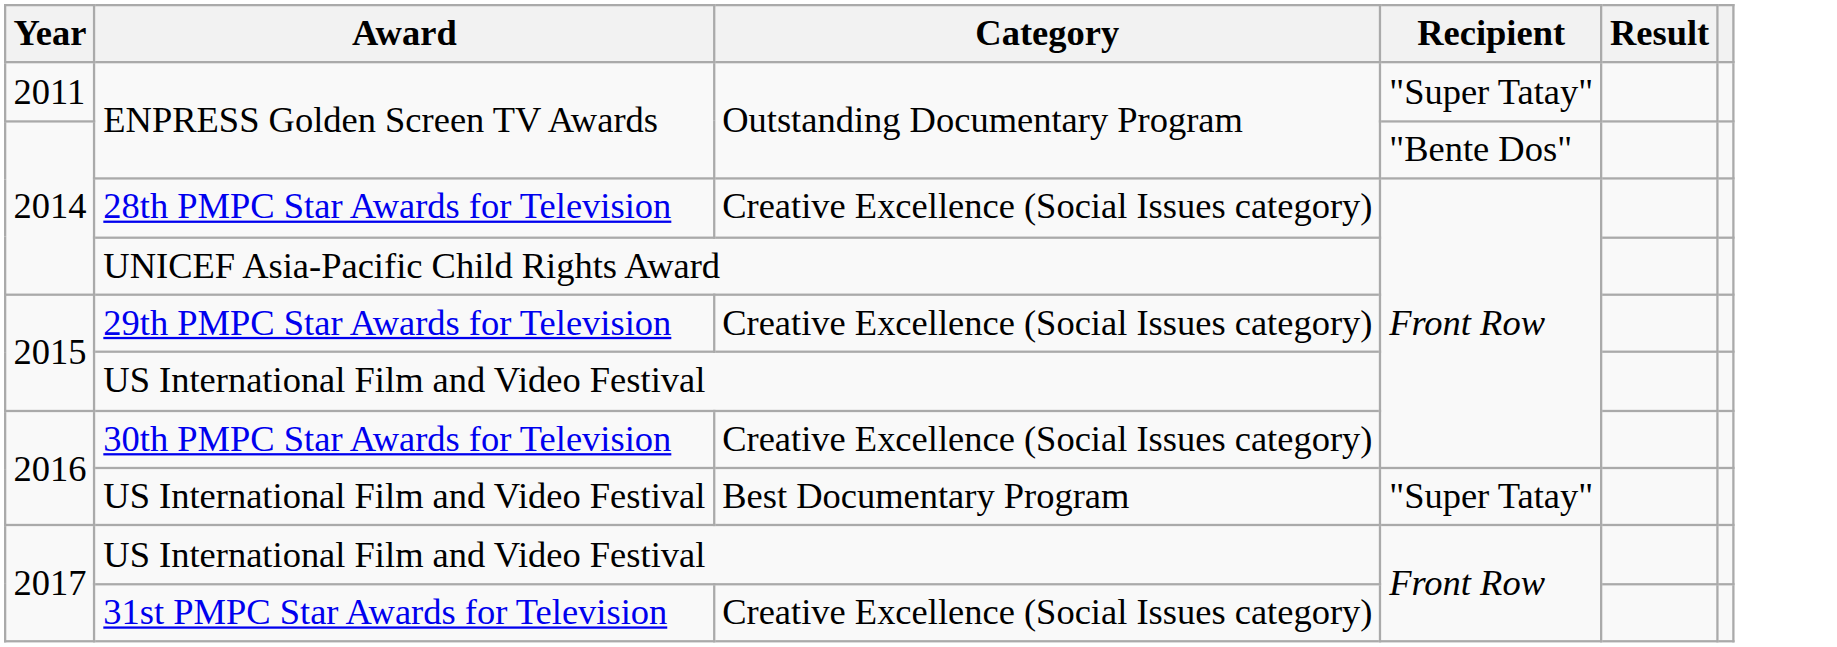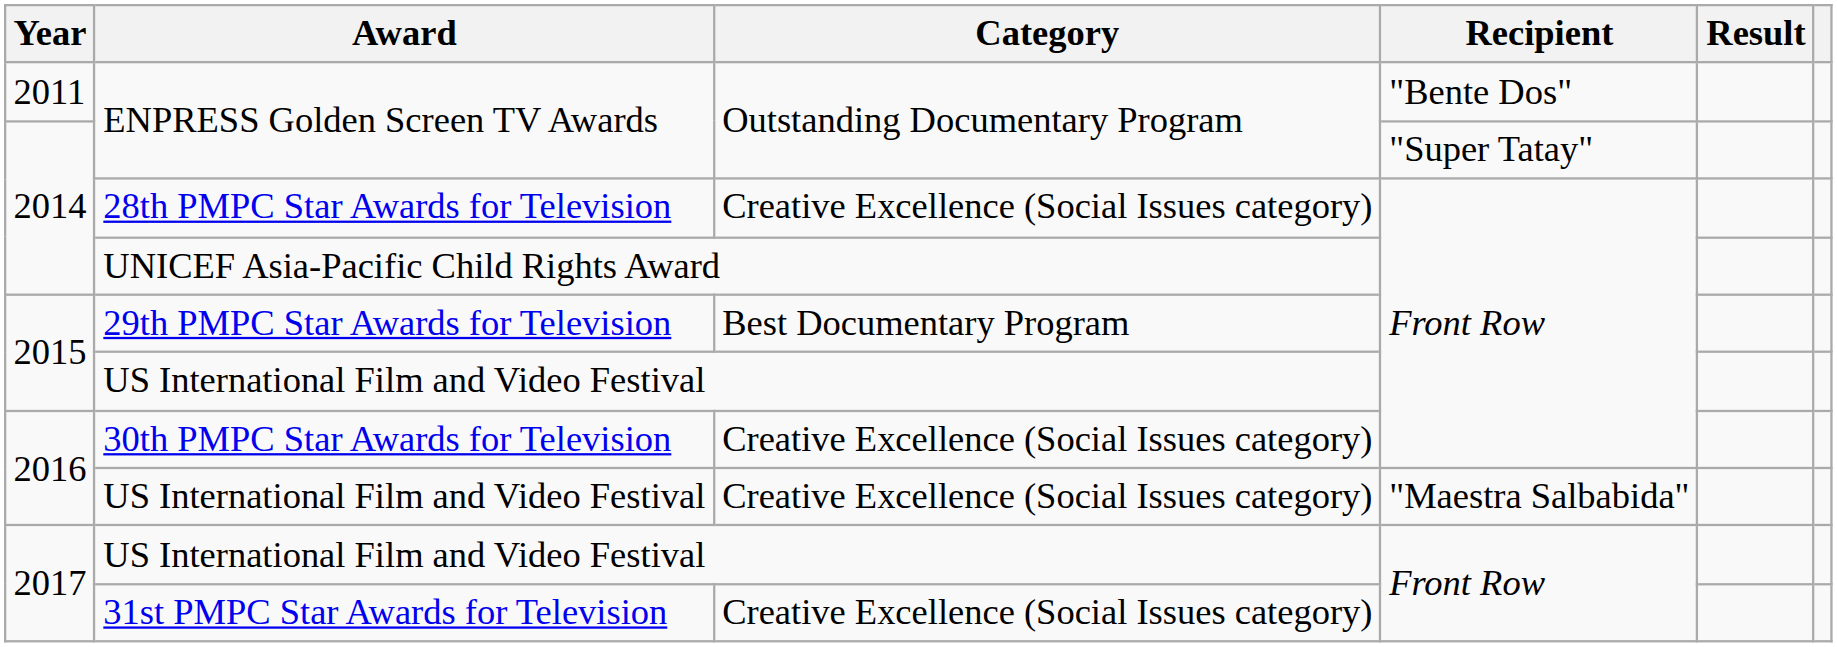(1491, 91) "Super Tatay" -> (1481, 91) "Bente Dos"
(1481, 149) "Bente Dos" -> (1491, 149) "Super Tatay"
(1047, 322) Creative Excellence (Social Issues category) -> (926, 322) Best Documentary Program
(926, 496) Best Documentary Program -> (1047, 496) Creative Excellence (Social Issues category)
(1491, 496) "Super Tatay" -> (1539, 496) "Maestra Salbabida"
